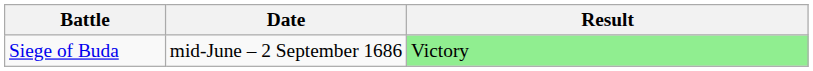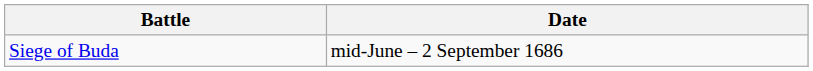- column: (608, 19)
